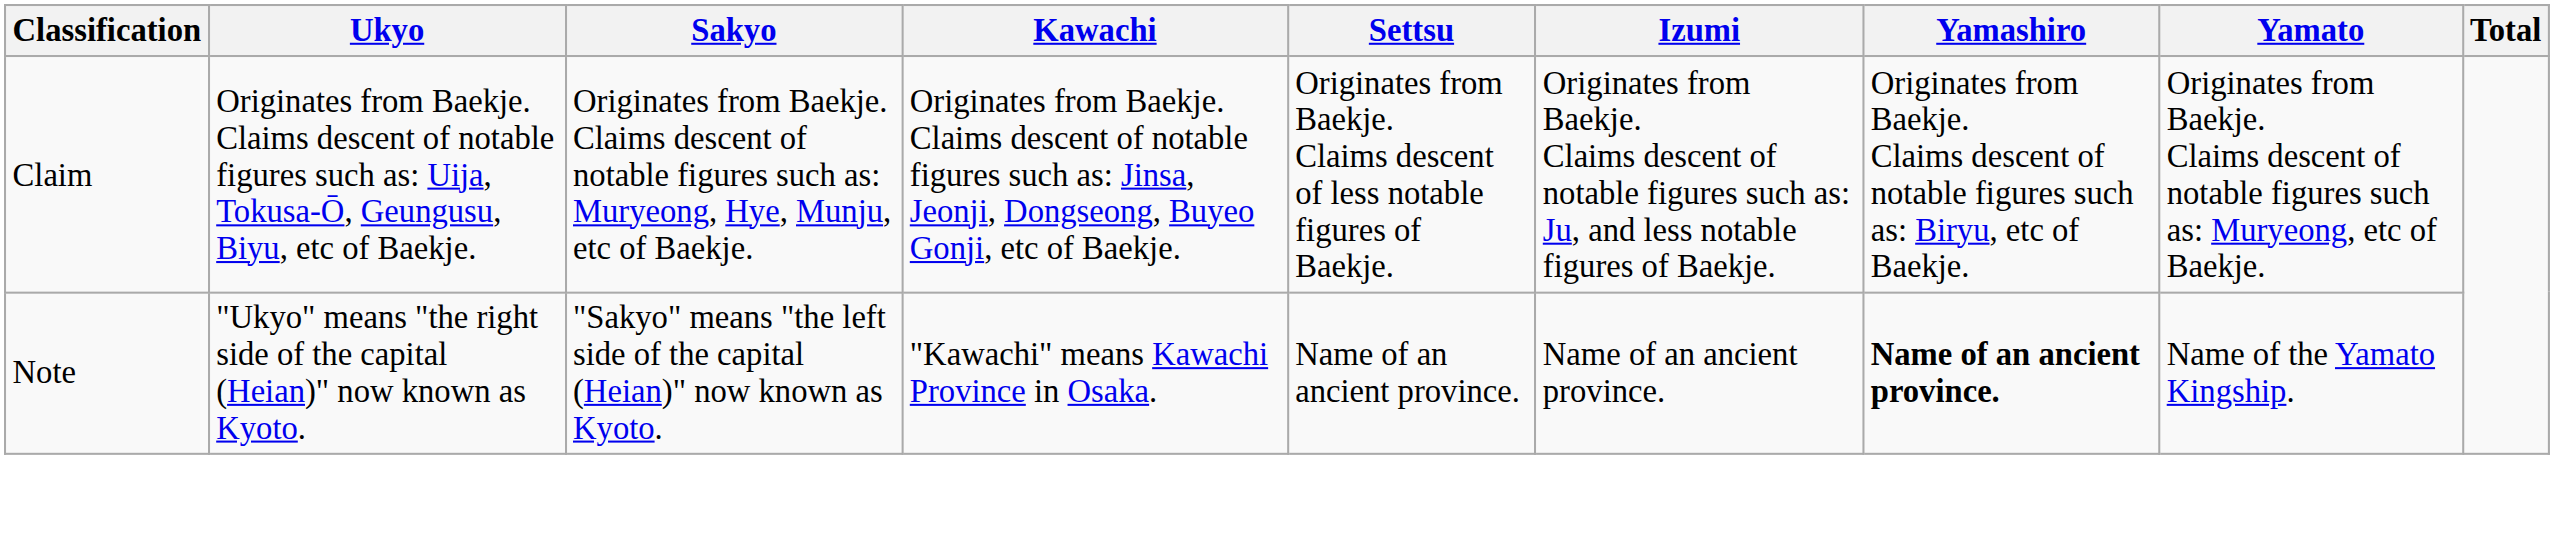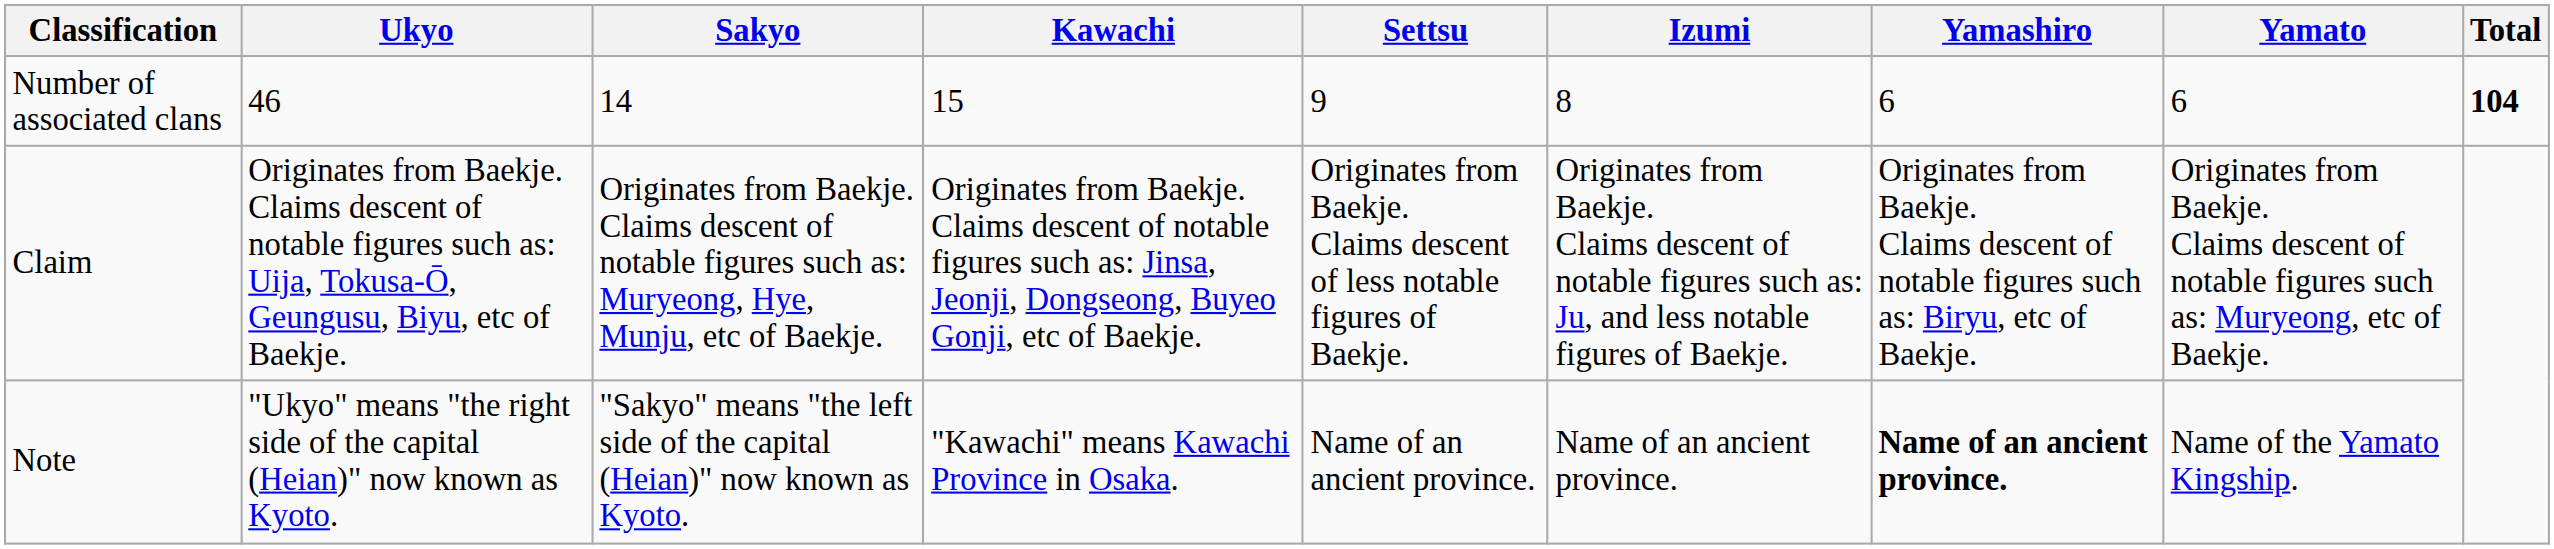+ row: (117, 100)
